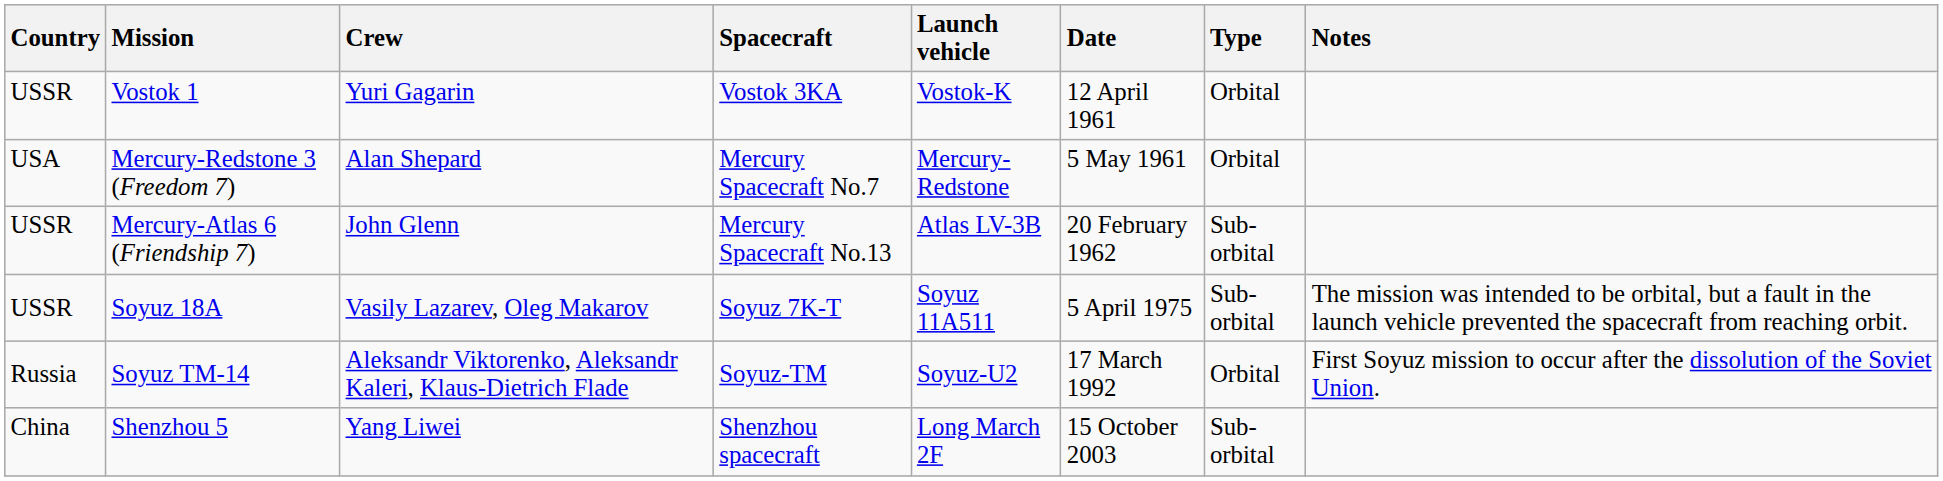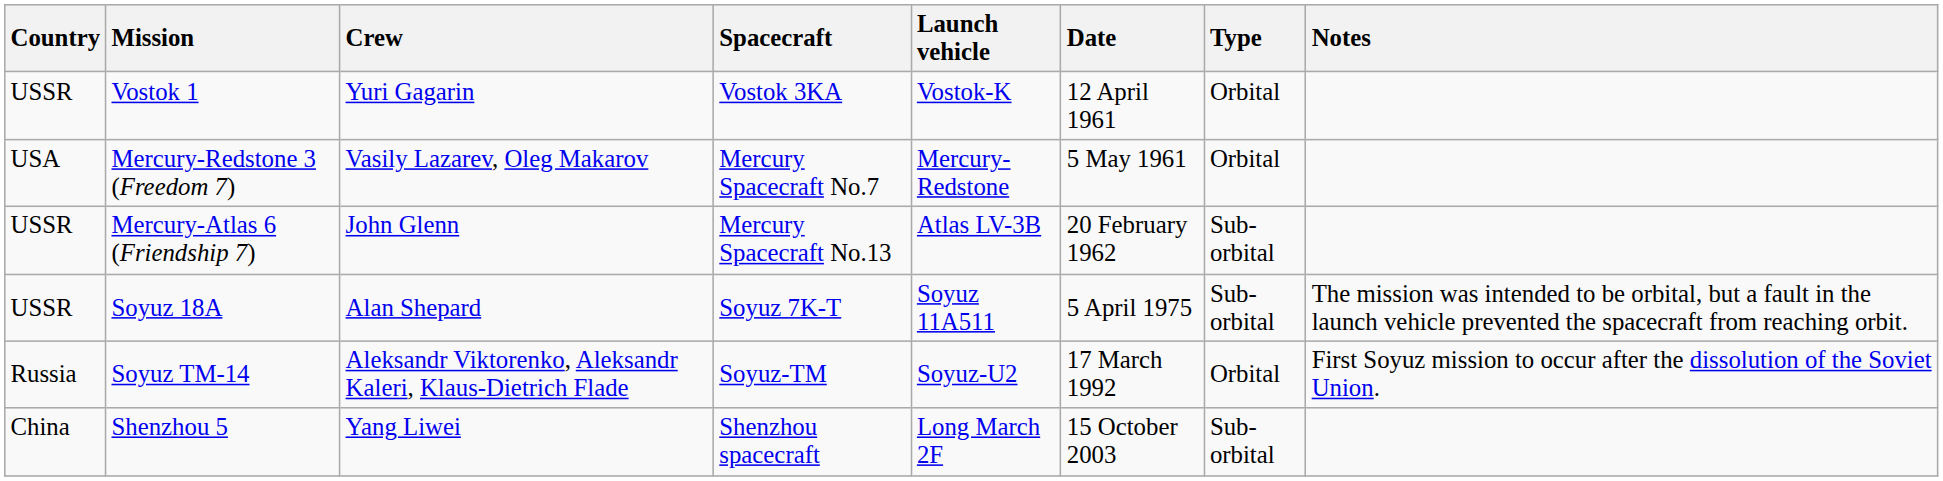(413, 158) Alan Shepard -> (497, 158) Vasily Lazarev, Oleg Makarov
(497, 307) Vasily Lazarev, Oleg Makarov -> (413, 307) Alan Shepard
